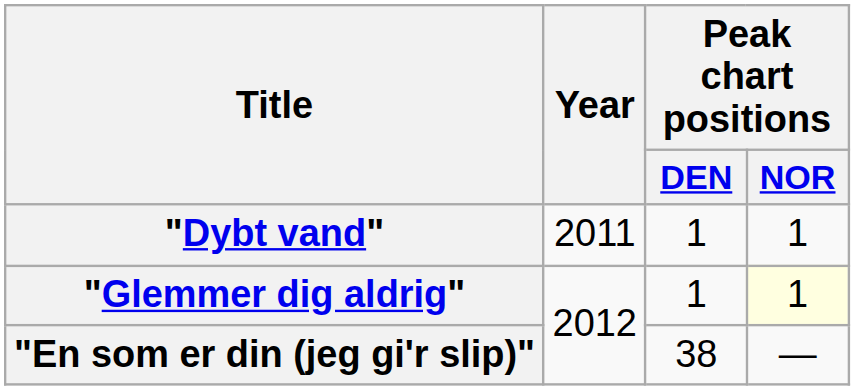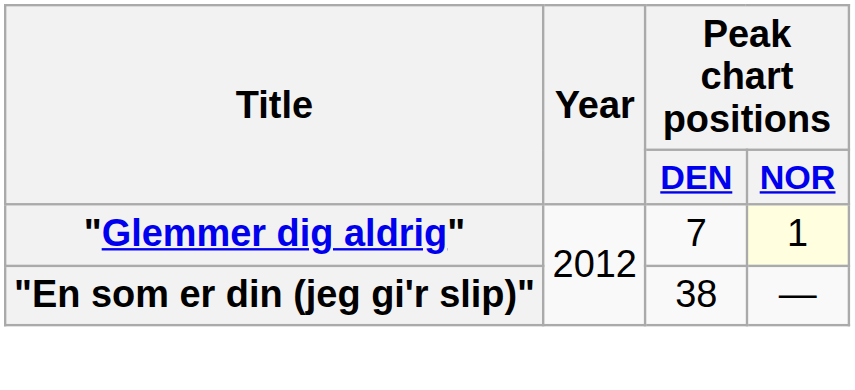- row: (274, 233)
(696, 294) 1 -> (696, 233) 7
